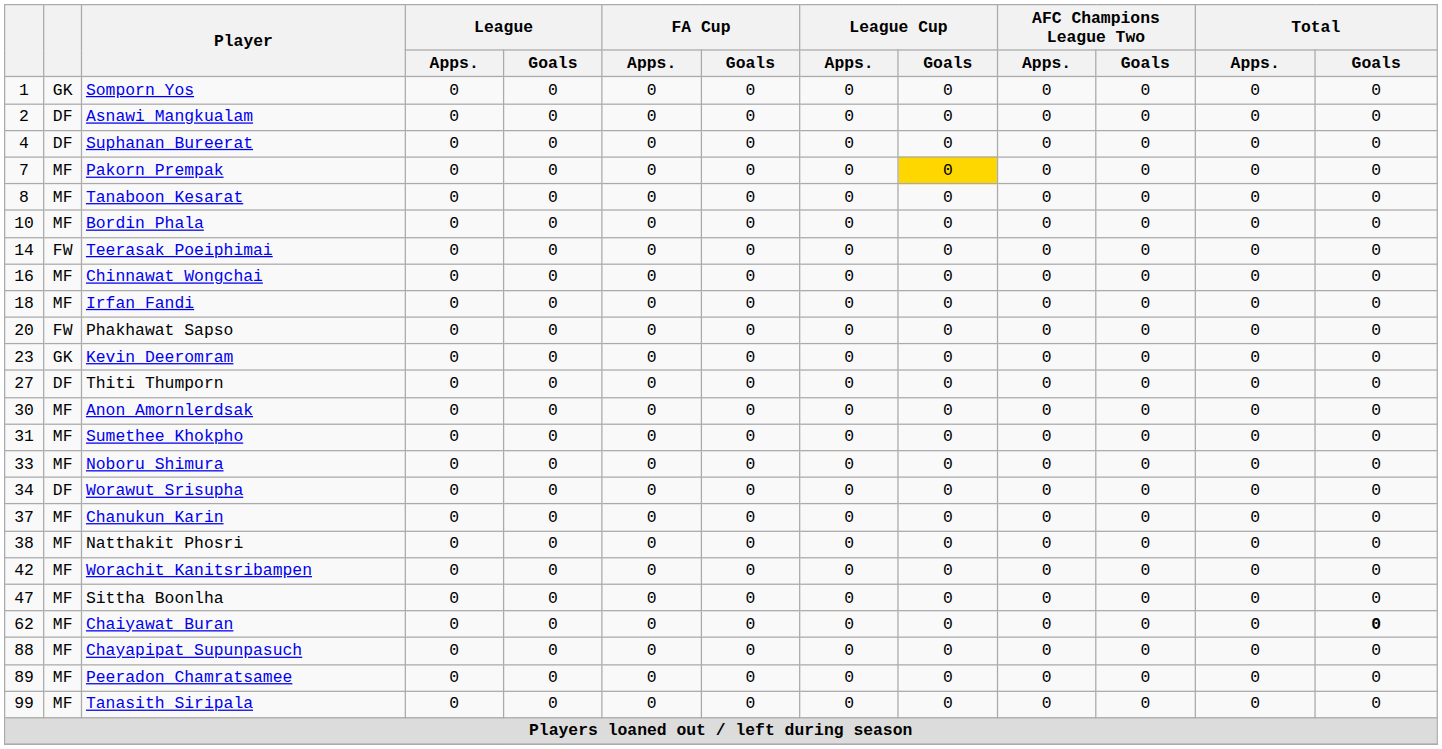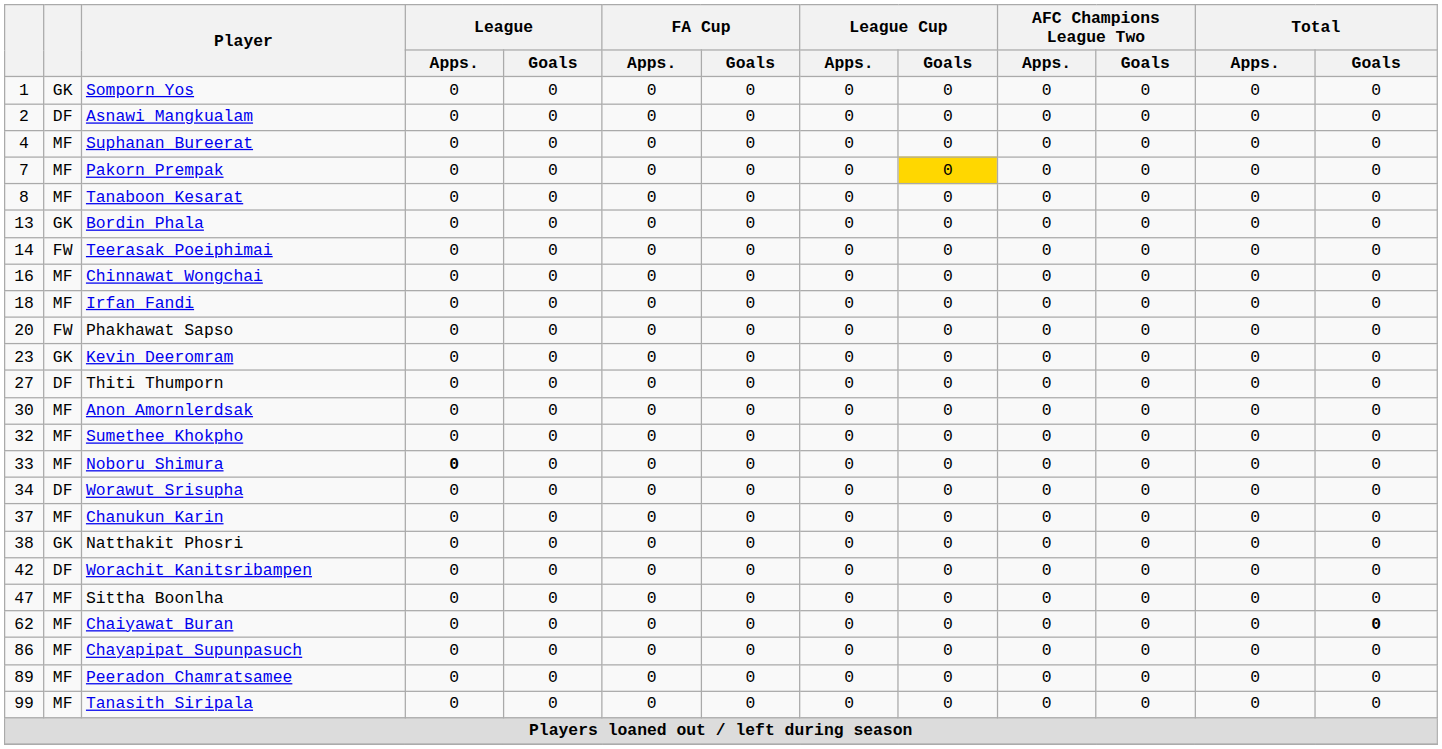(63, 144) DF -> (63, 144) MF
(24, 224) 10 -> (24, 224) 13
(63, 224) MF -> (63, 224) GK
(24, 437) 31 -> (24, 437) 32
(454, 464) normal -> (454, 464) bold
(63, 544) MF -> (63, 544) GK
(63, 571) MF -> (63, 571) DF
(24, 651) 88 -> (24, 651) 86
